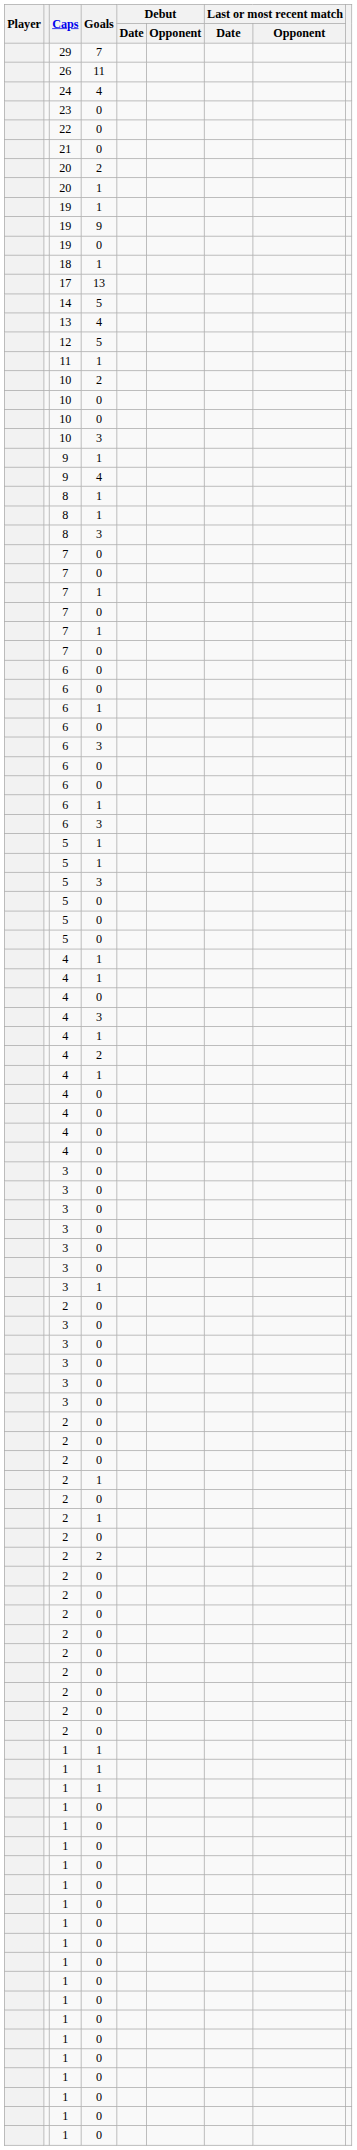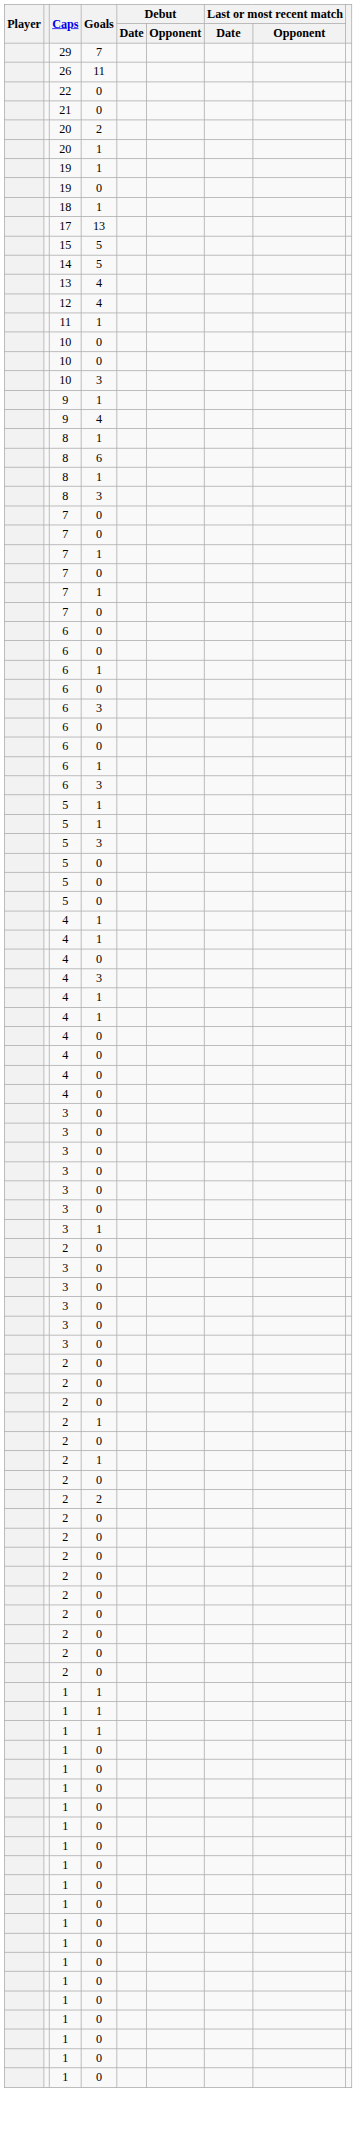- row: (65, 91)
- row: (65, 110)
- row: (65, 226)
+ row: (65, 245)
+ row: (65, 303)
- row: (65, 341)
- row: (65, 380)
+ row: (65, 457)
- row: (65, 1055)
